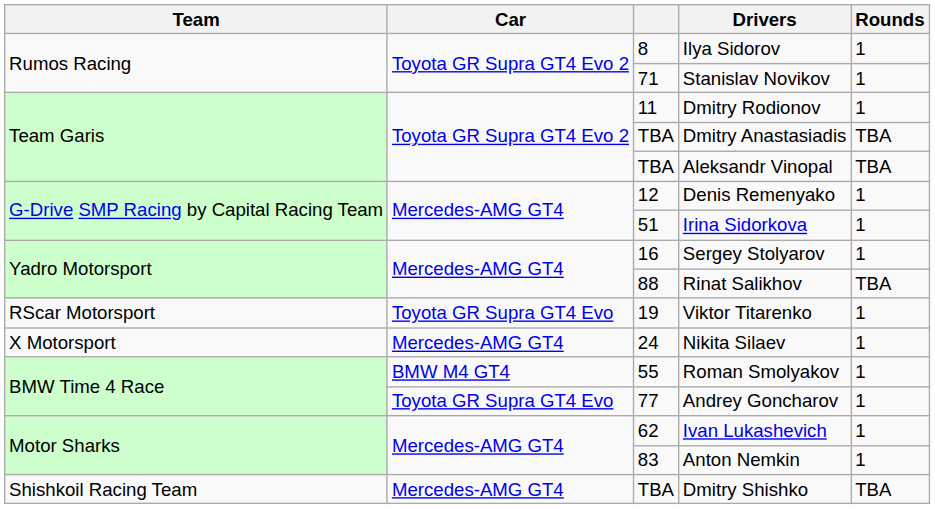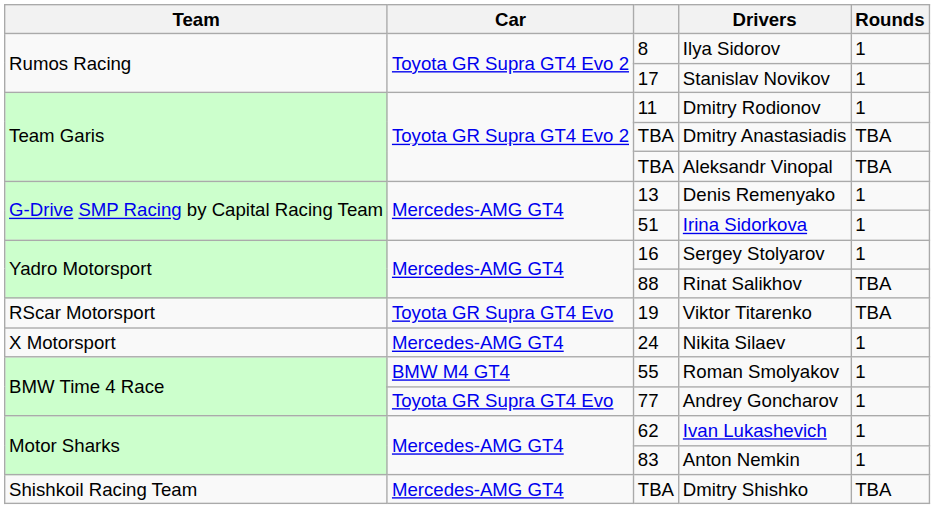(648, 78) 71 -> (648, 78) 17
(648, 195) 12 -> (648, 195) 13
(860, 313) 1 -> (873, 313) TBA
